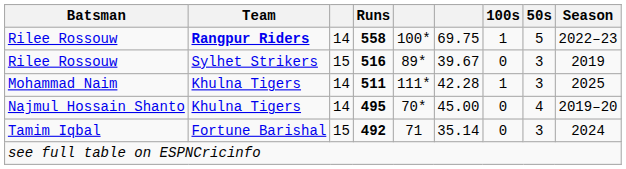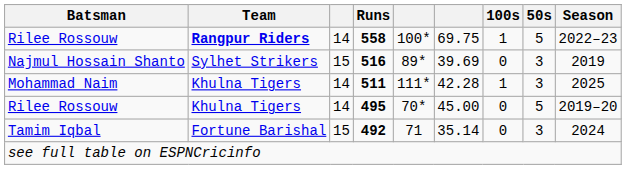(63, 62) Rilee Rossouw -> (96, 62) Najmul Hossain Shanto
(458, 62) 39.67 -> (458, 62) 39.69
(96, 108) Najmul Hossain Shanto -> (63, 108) Rilee Rossouw
(539, 108) 4 -> (539, 108) 5
